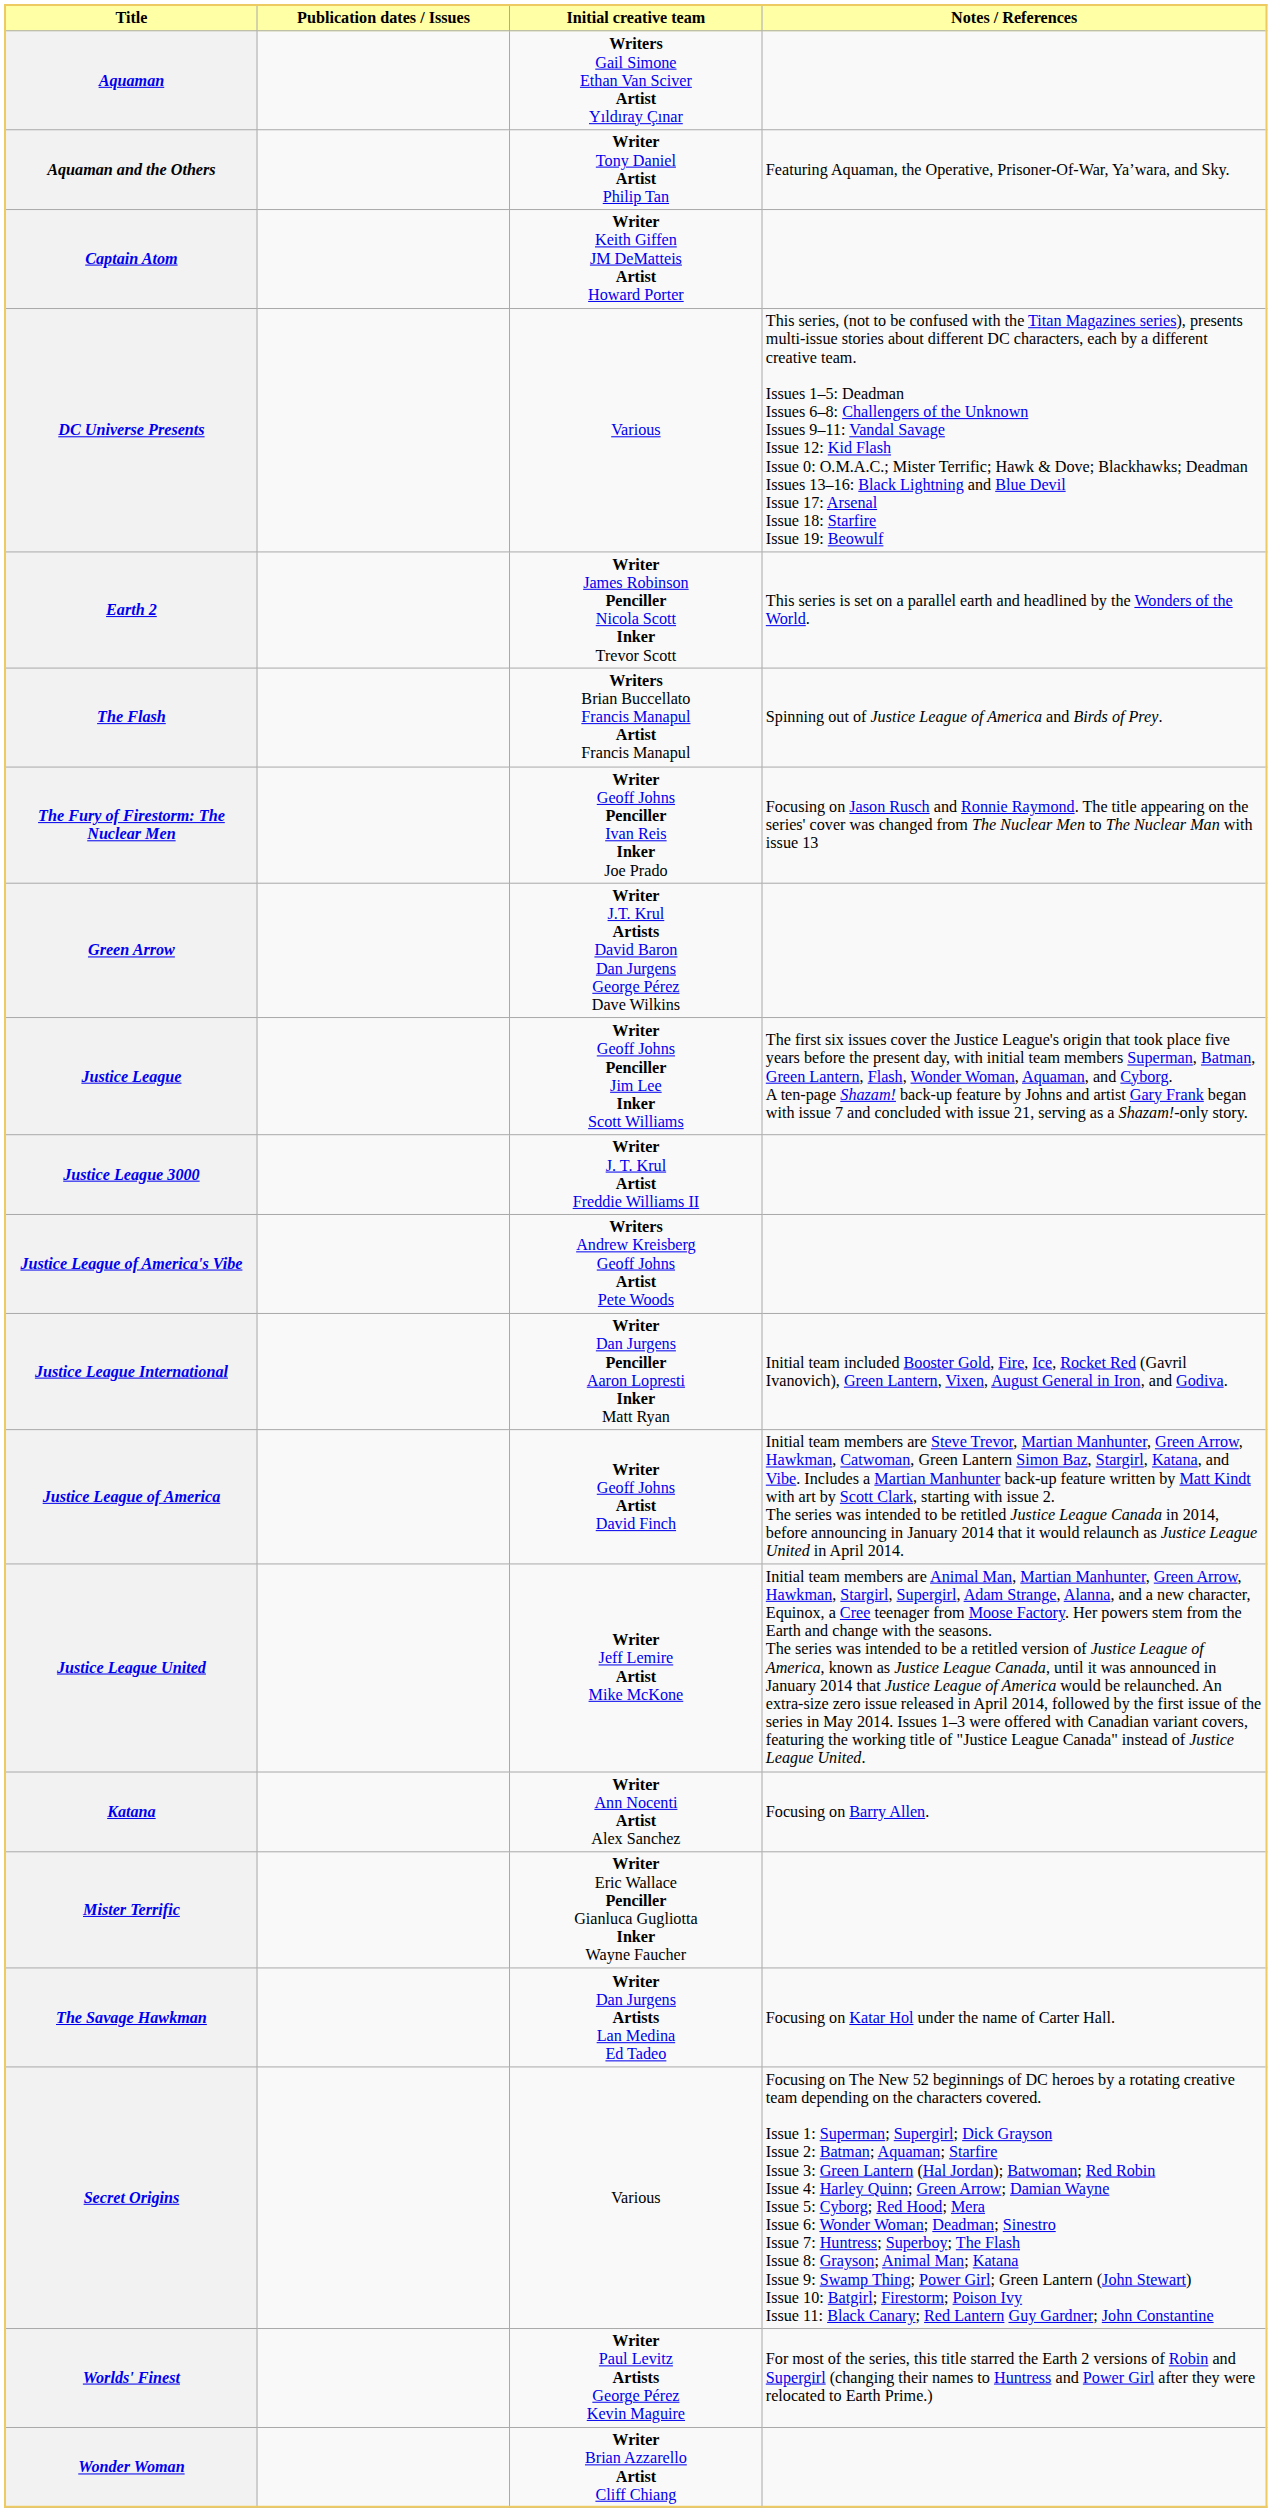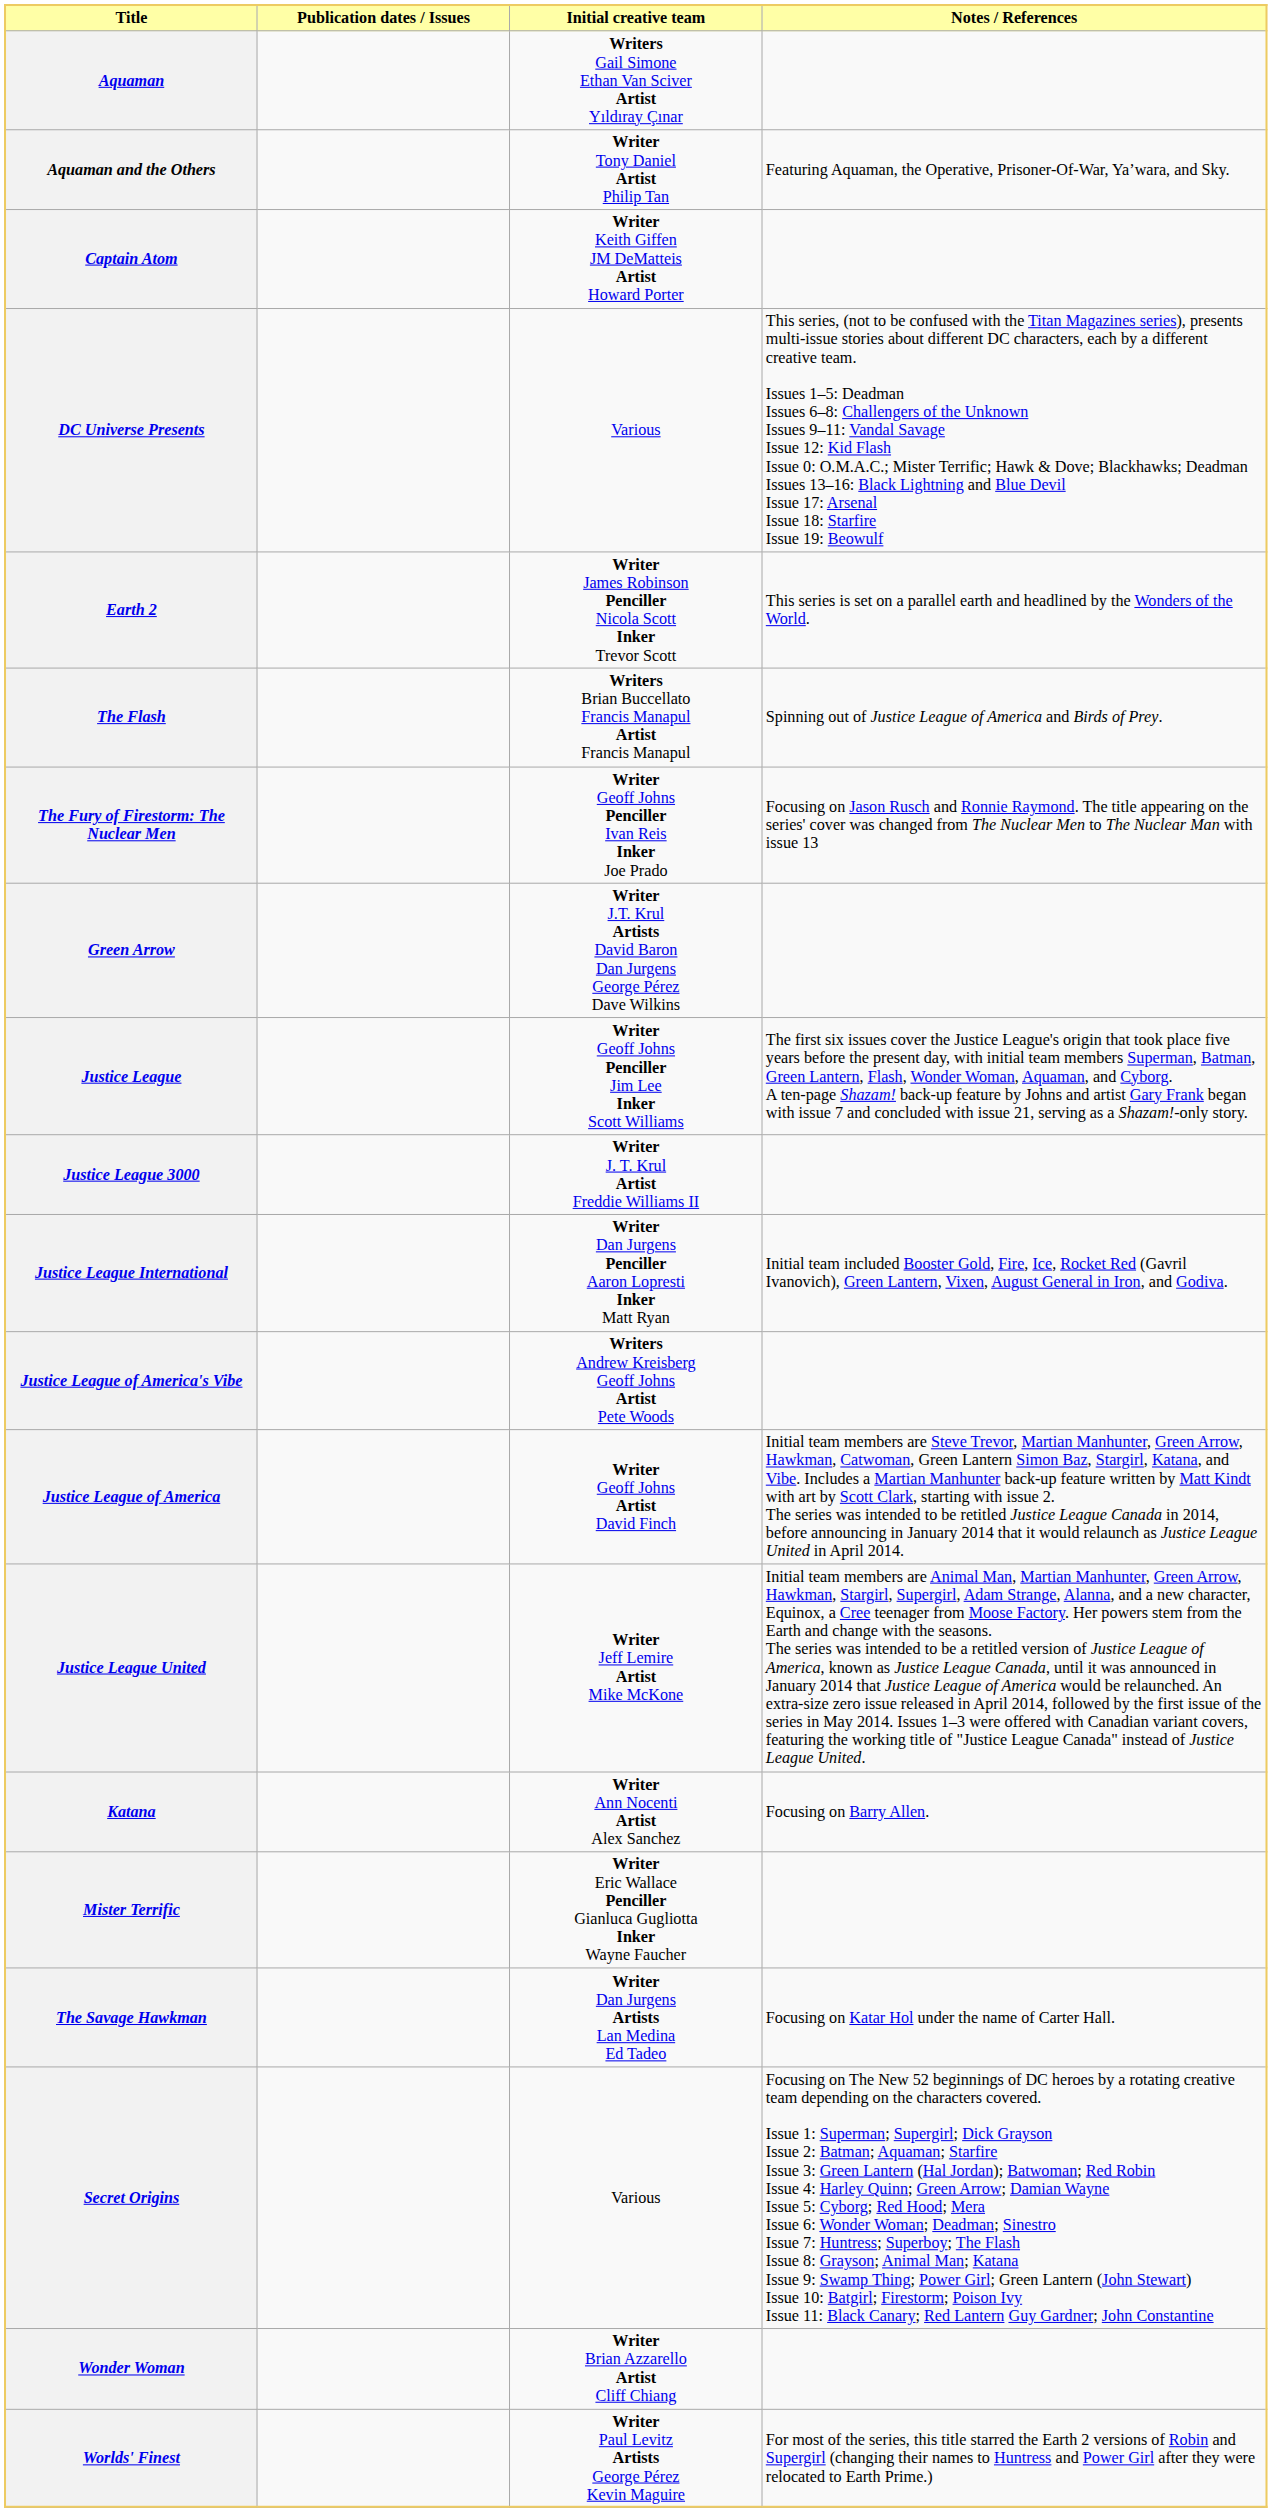rows swapped: (131, 1371) <-> (131, 1263)
rows swapped: (131, 2467) <-> (131, 2377)
